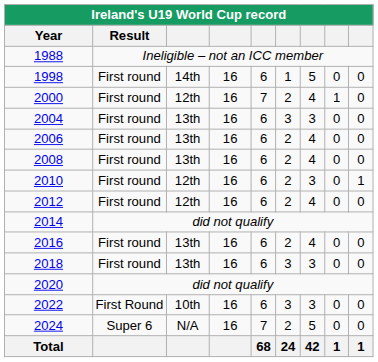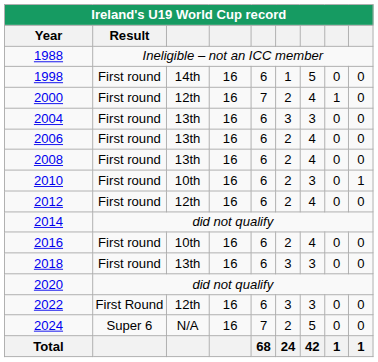(188, 181) 12th -> (188, 181) 10th
(188, 243) 13th -> (188, 243) 10th
(188, 305) 10th -> (188, 305) 12th
